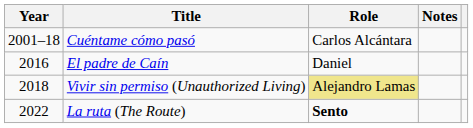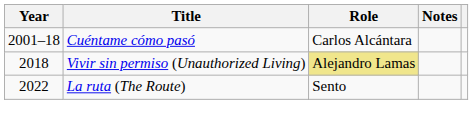- row: (118, 63)
(330, 110) bold -> (329, 87) normal
